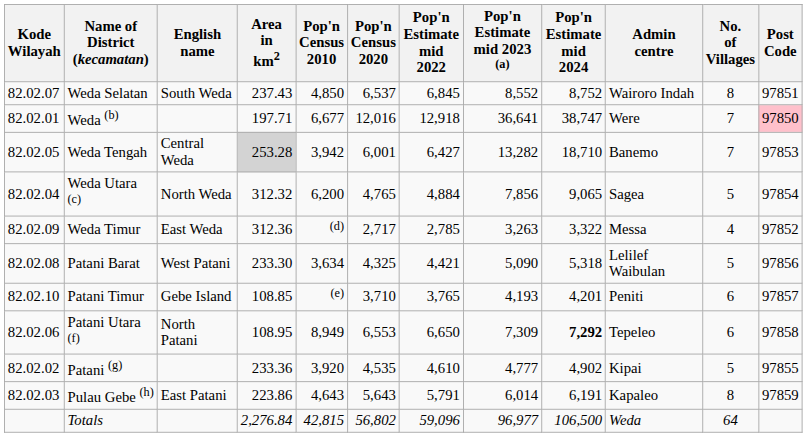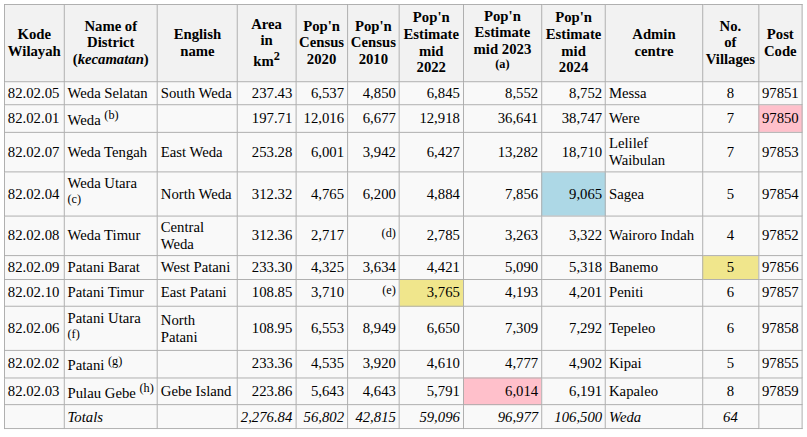columns swapped: (322, 42) <-> (373, 42)
(34, 93) 82.02.07 -> (34, 93) 82.02.05
(652, 93) Wairoro Indah -> (628, 93) Messa
(34, 152) 82.02.05 -> (34, 152) 82.02.07
(182, 152) Central Weda -> (192, 152) East Weda
(272, 152) lightgrey background -> (272, 152) no background
(634, 152) Banemo -> (637, 152) Lelilef Waibulan
(586, 194) no background -> (586, 194) lightblue background
(34, 229) 82.02.09 -> (34, 235) 82.02.08
(192, 229) East Weda -> (182, 235) Central Weda
(628, 229) Messa -> (652, 235) Wairoro Indah
(34, 263) 82.02.08 -> (34, 267) 82.02.09
(637, 263) Lelilef Waibulan -> (634, 267) Banemo
(730, 263) no background -> (730, 267) khaki background
(196, 296) Gebe Island -> (194, 292) East Patani
(443, 296) no background -> (443, 292) khaki background
(586, 332) bold -> (586, 328) normal
(194, 395) East Patani -> (196, 391) Gebe Island
(522, 395) no background -> (522, 391) pink background
